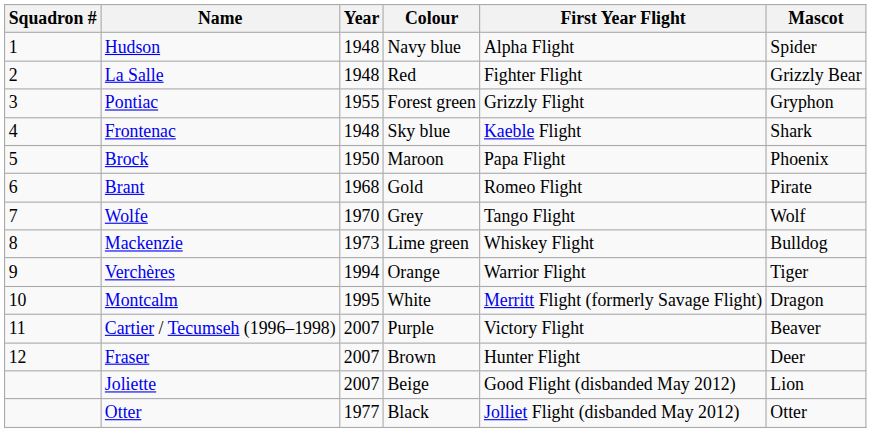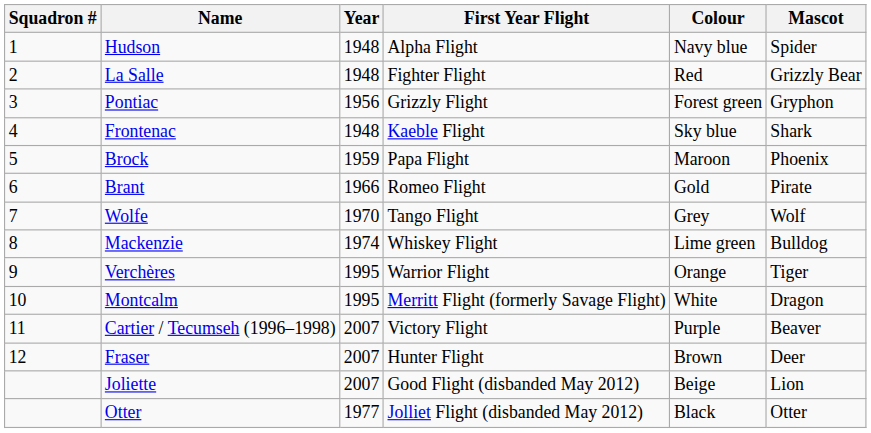columns swapped: (623, 18) <-> (432, 18)
(362, 103) 1955 -> (362, 103) 1956
(362, 159) 1950 -> (362, 159) 1959
(362, 187) 1968 -> (362, 187) 1966
(362, 243) 1973 -> (362, 243) 1974
(362, 272) 1994 -> (362, 272) 1995
